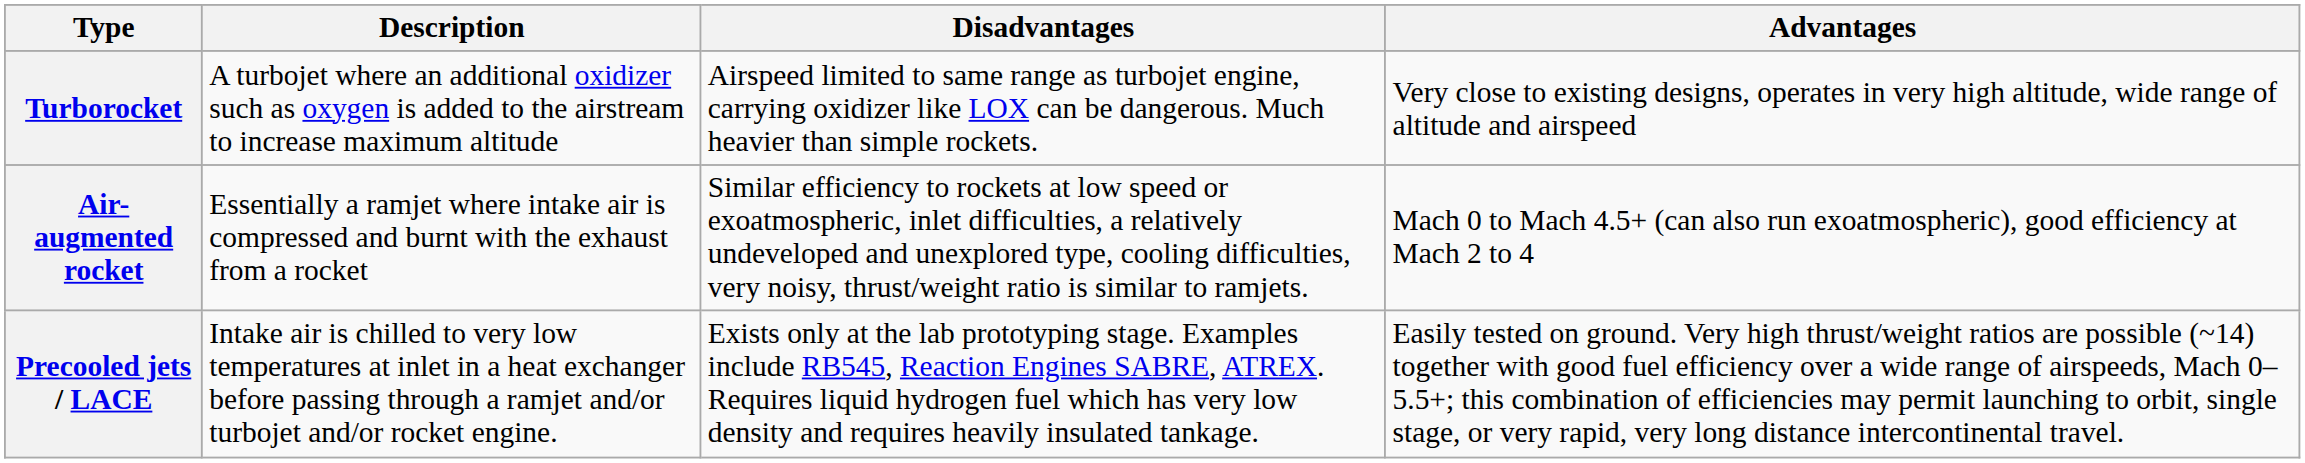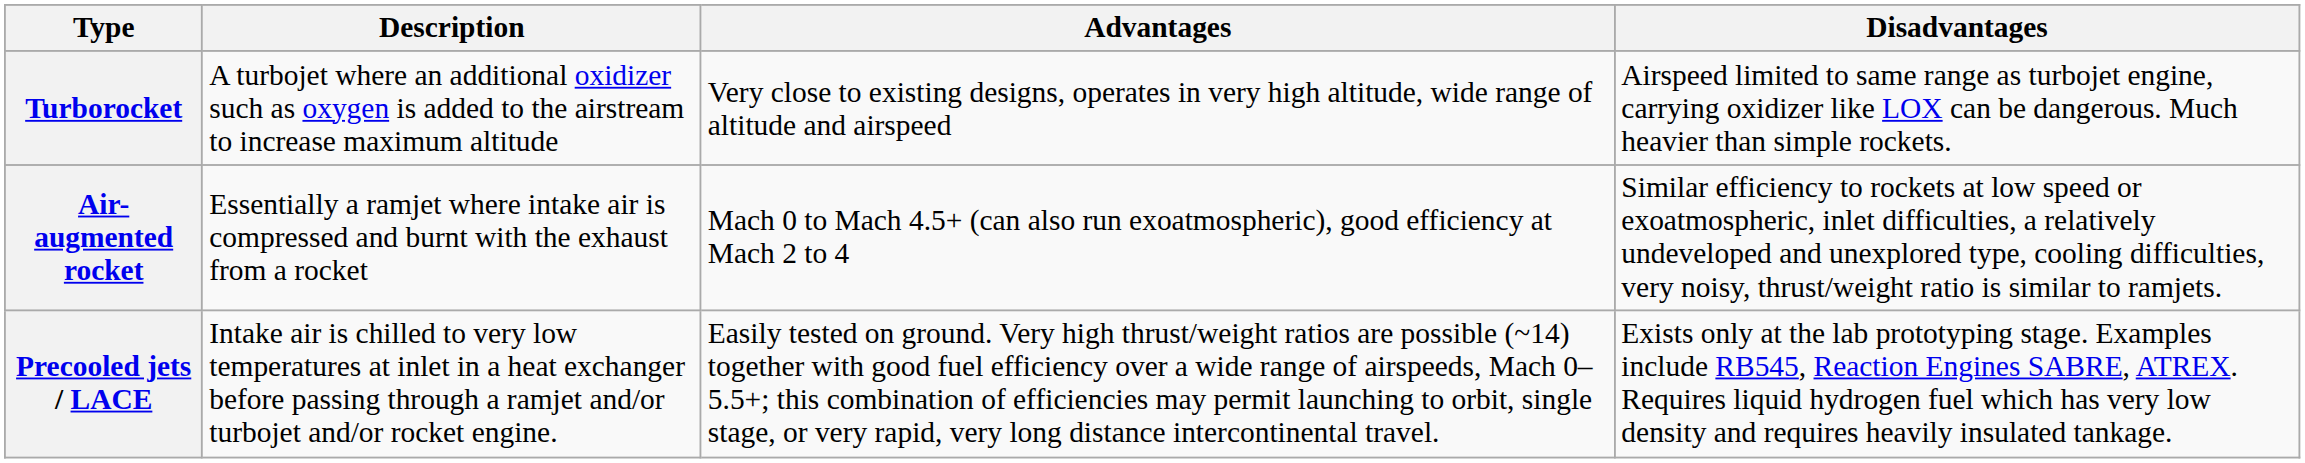columns swapped: (1843, 27) <-> (1043, 27)
